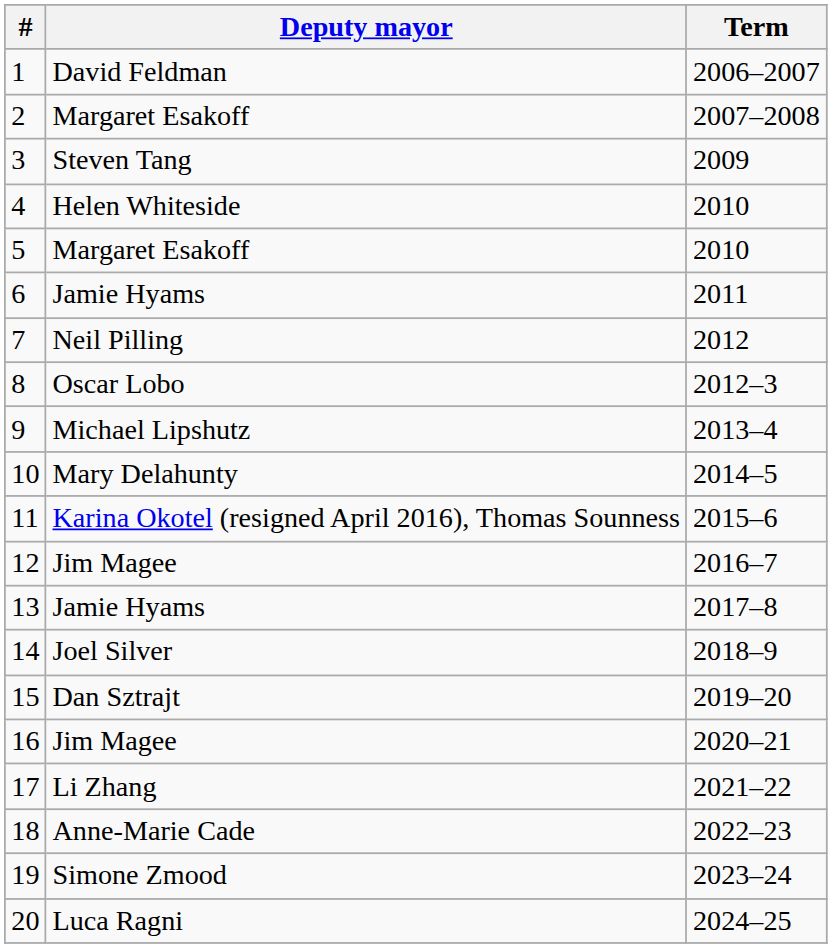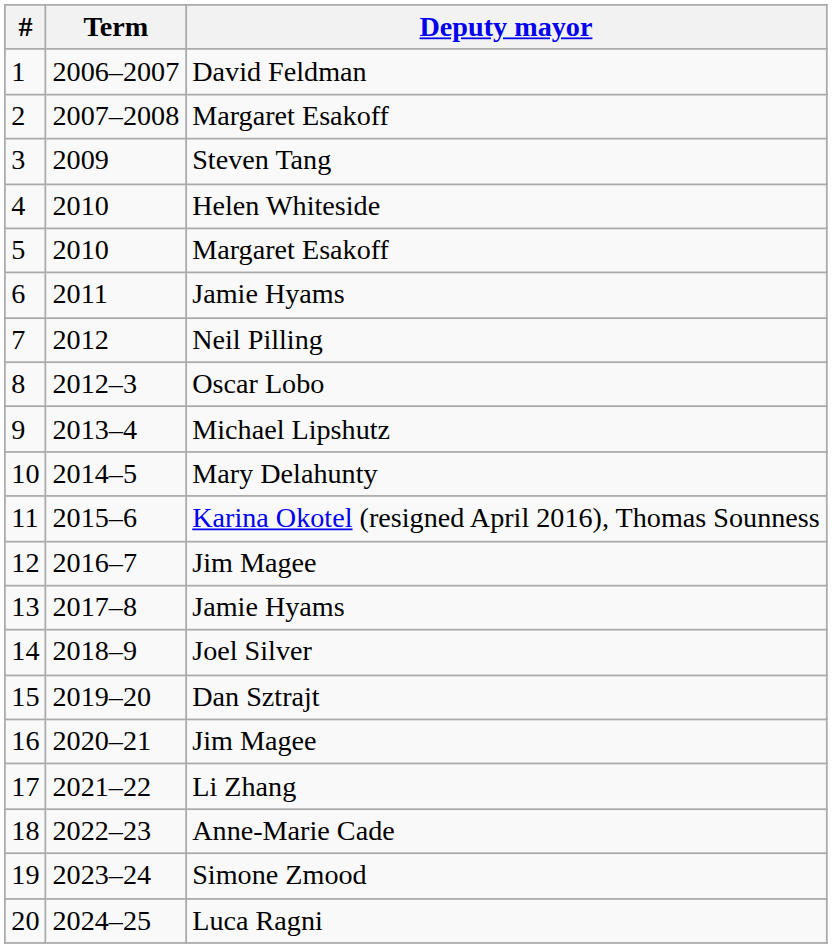columns swapped: (366, 26) <-> (756, 26)
